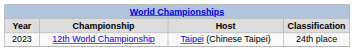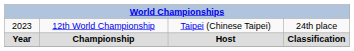rows swapped: (22, 26) <-> (22, 40)
